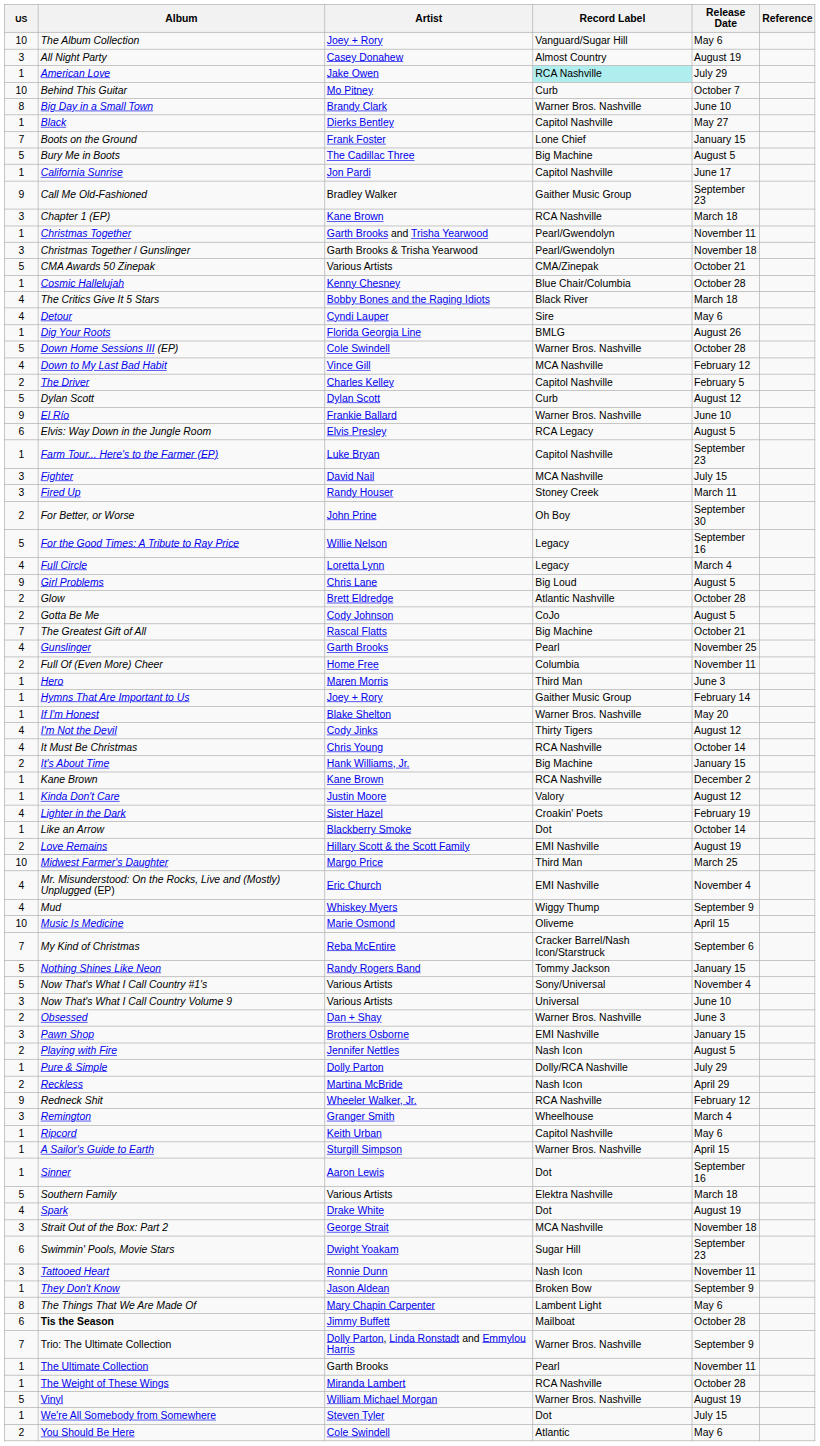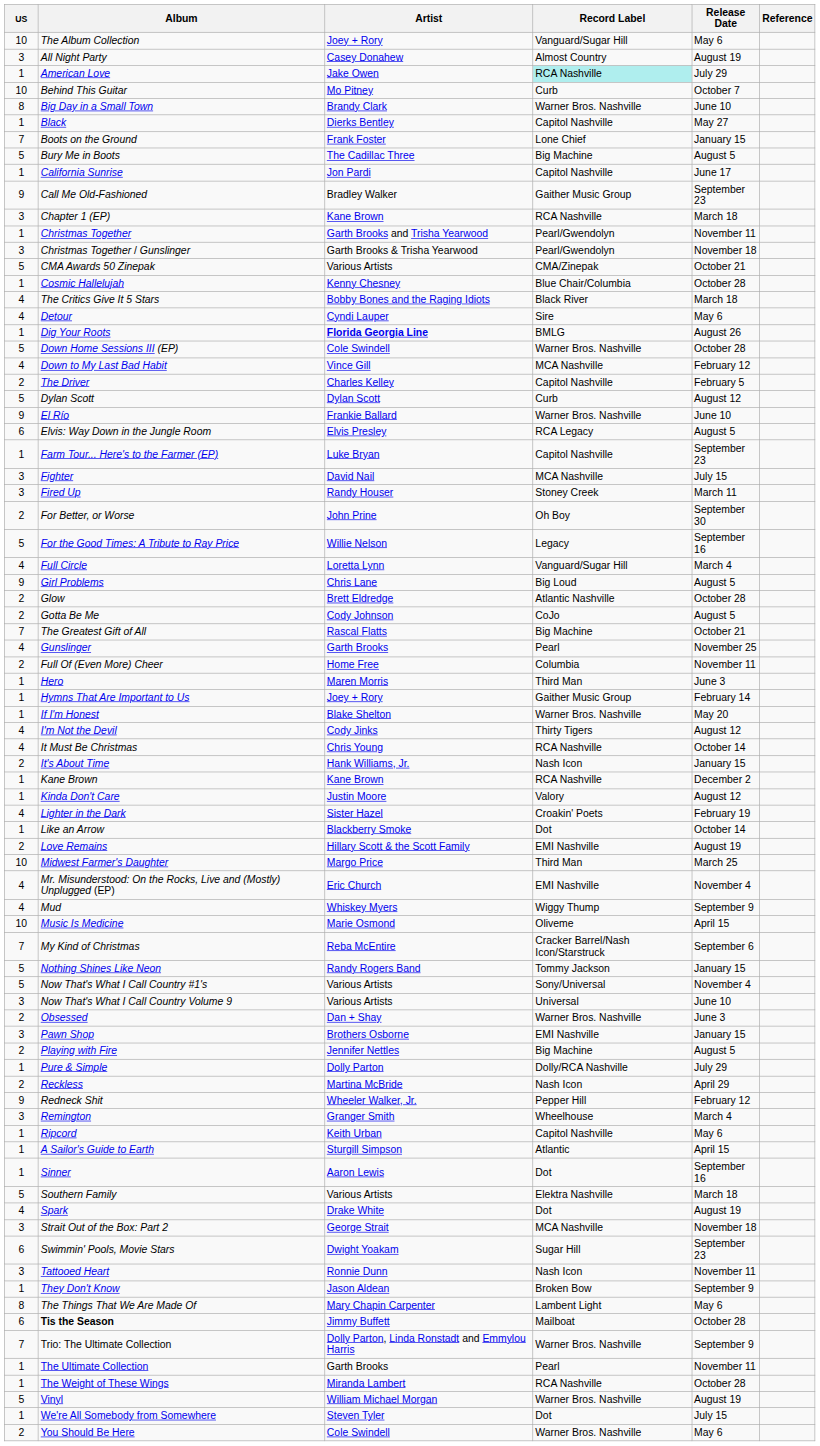(374, 333) normal -> (377, 333) bold
(552, 566) Legacy -> (582, 566) Vanguard/Sugar Hill
(564, 763) Big Machine -> (559, 763) Nash Icon
(559, 1051) Nash Icon -> (564, 1051) Big Machine
(569, 1100) RCA Nashville -> (561, 1100) Pepper Hill
(588, 1150) Warner Bros. Nashville -> (552, 1150) Atlantic
(552, 1432) Atlantic -> (588, 1432) Warner Bros. Nashville
